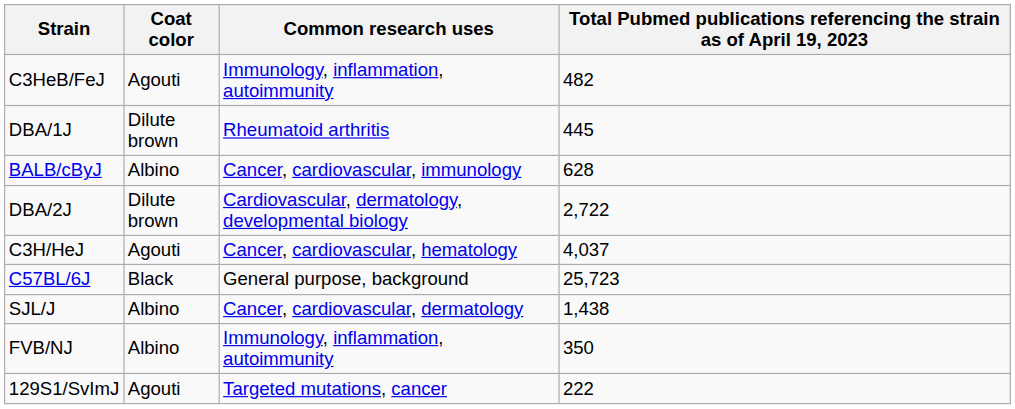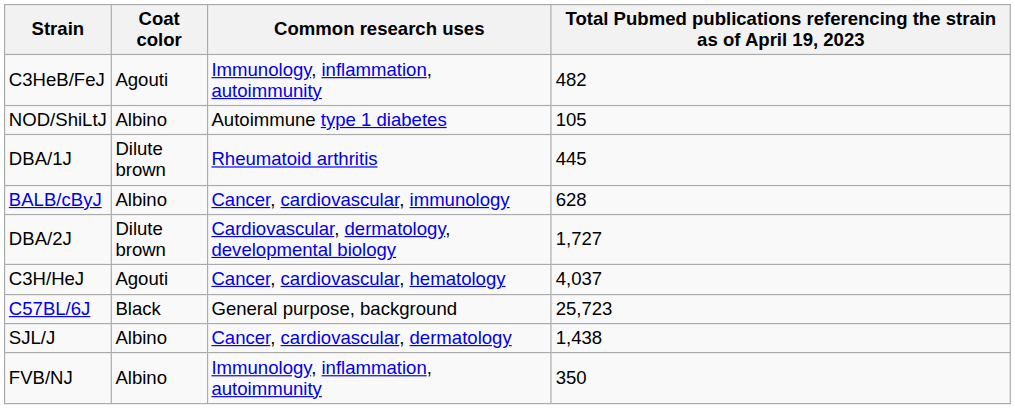+ row: (58, 119)
(586, 210) 2,722 -> (579, 239) 1,727
- row: (64, 388)
